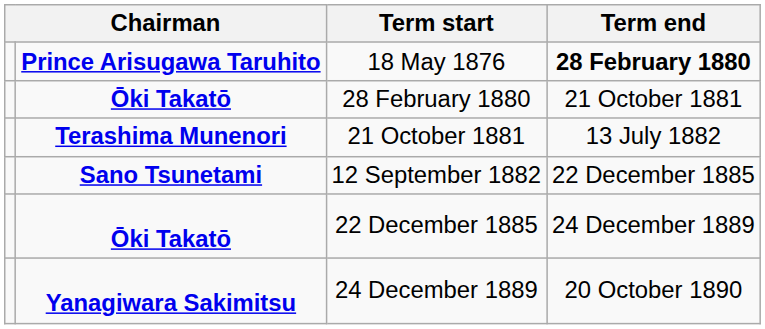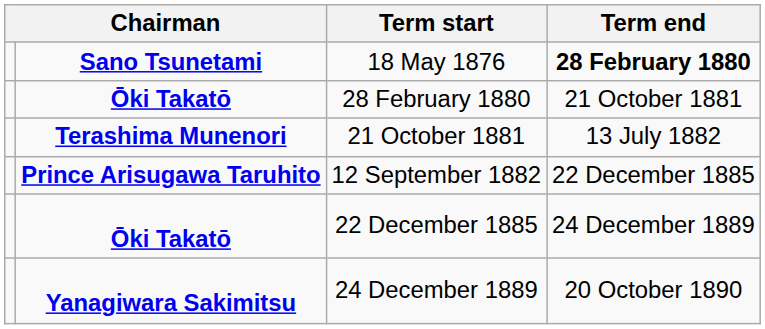(171, 61) Prince Arisugawa Taruhito -> (171, 61) Sano Tsunetami
(171, 174) Sano Tsunetami -> (171, 174) Prince Arisugawa Taruhito
